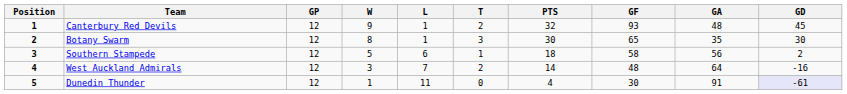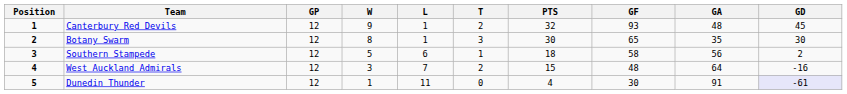(550, 68) 14 -> (550, 68) 15
